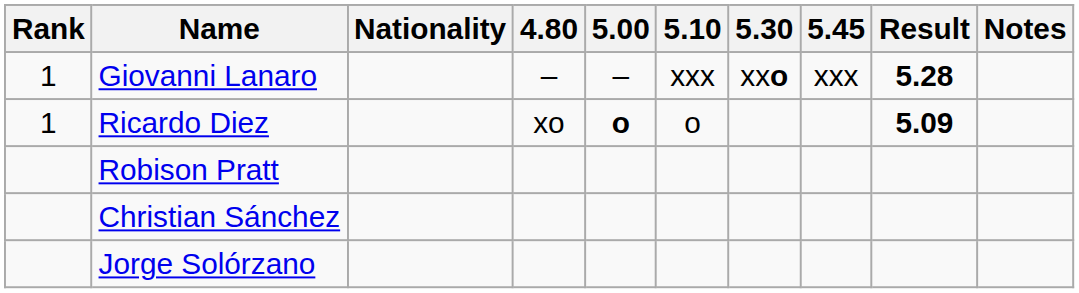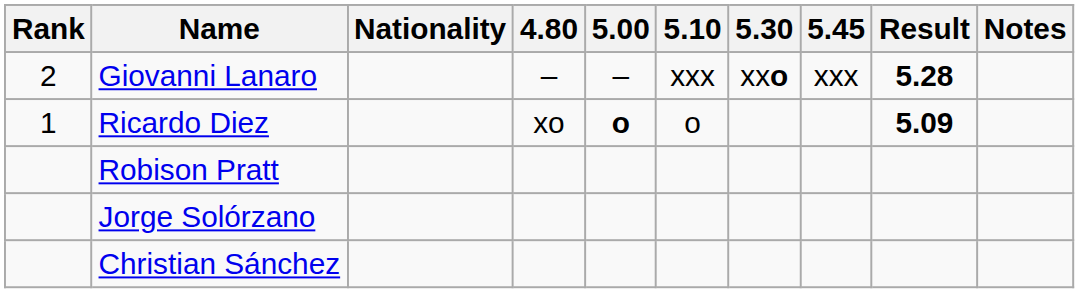(48, 76) 1 -> (48, 76) 2
rows swapped: (219, 217) <-> (207, 265)
